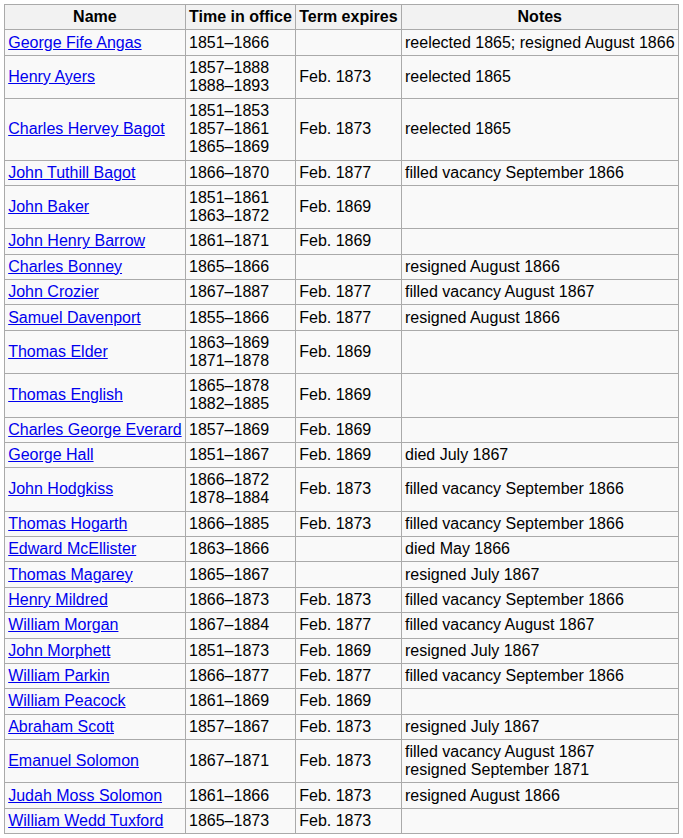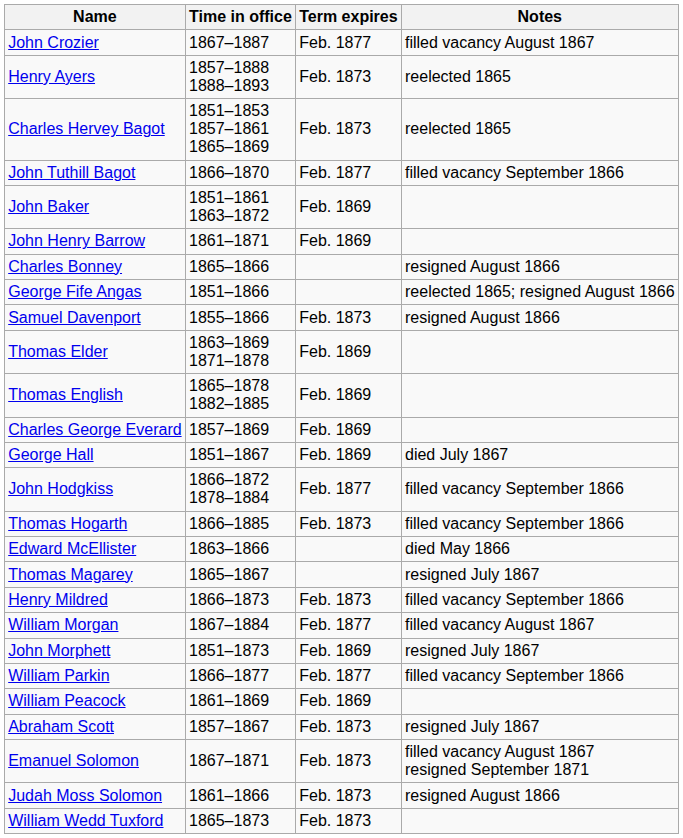rows swapped: (75, 42) <-> (54, 292)
(335, 317) Feb. 1877 -> (335, 317) Feb. 1873
(335, 489) Feb. 1873 -> (335, 489) Feb. 1877
